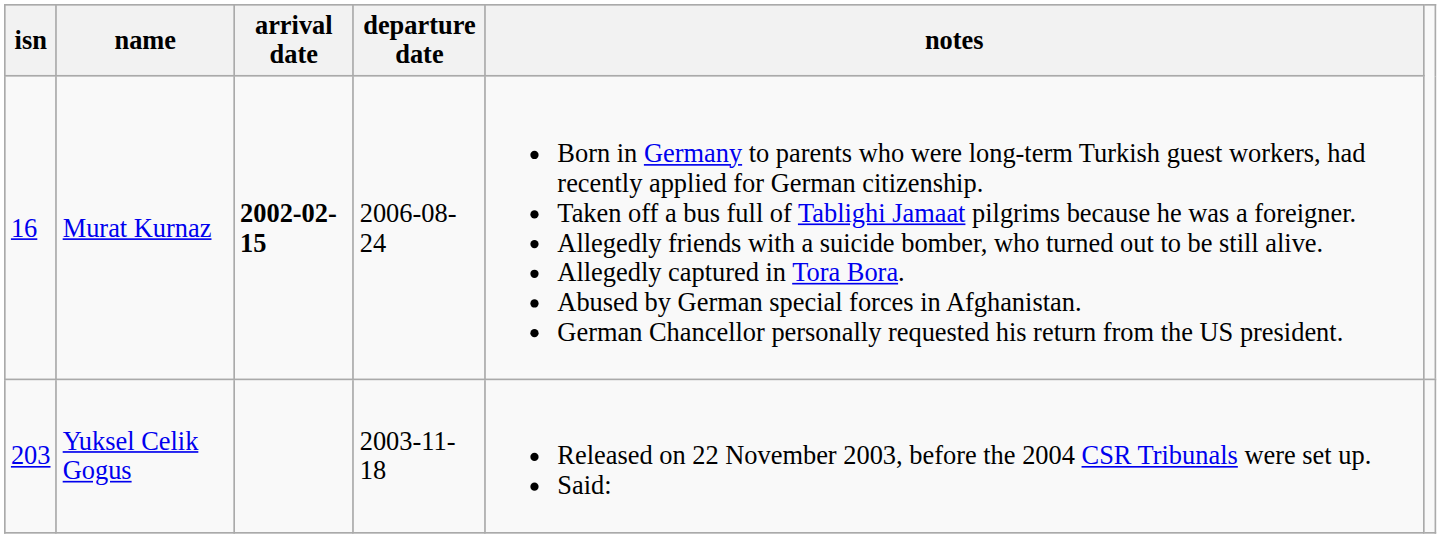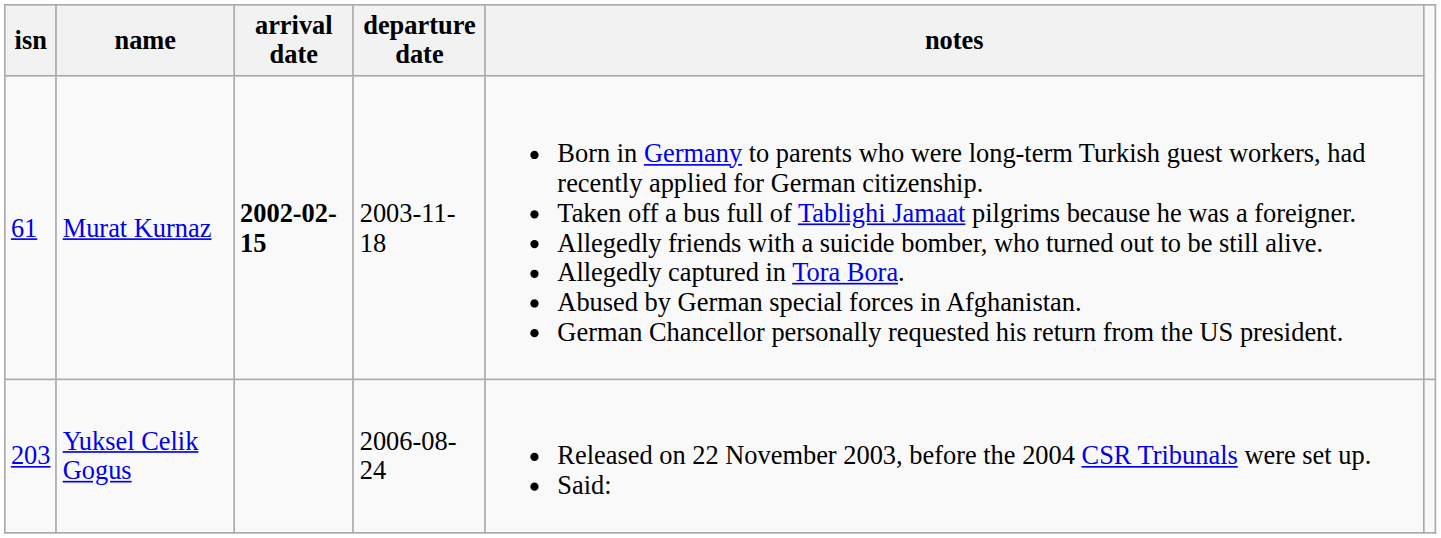(24, 227) 16 -> (24, 227) 61
(408, 227) 2006-08-24 -> (408, 227) 2003-11-18
(408, 455) 2003-11-18 -> (408, 455) 2006-08-24
